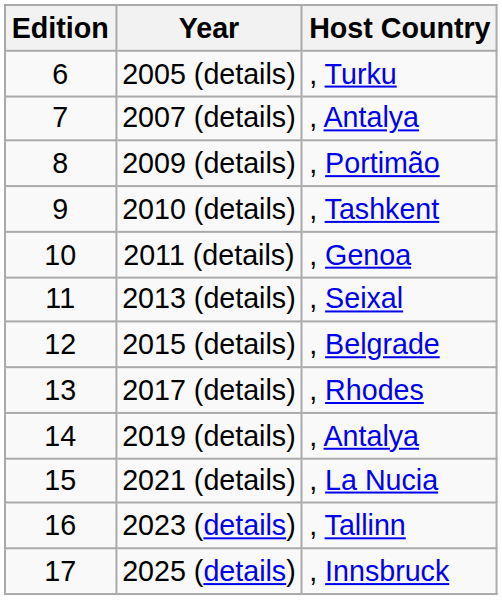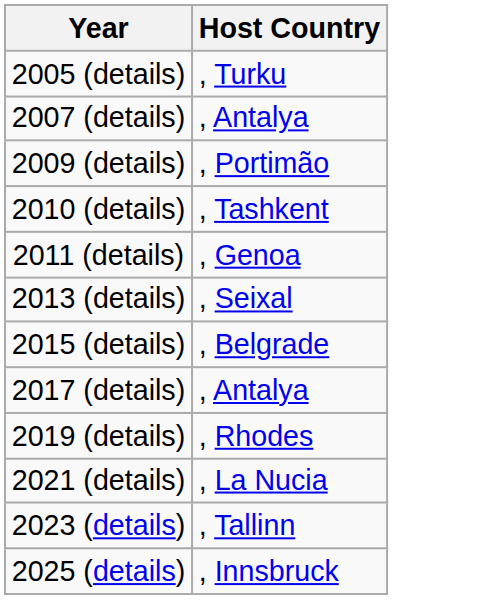- column: (60, 28)
(367, 390) , Rhodes -> (254, 390) , Antalya
(364, 435) , Antalya -> (256, 435) , Rhodes
